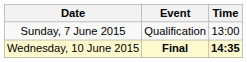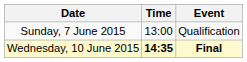columns swapped: (225, 13) <-> (175, 13)
